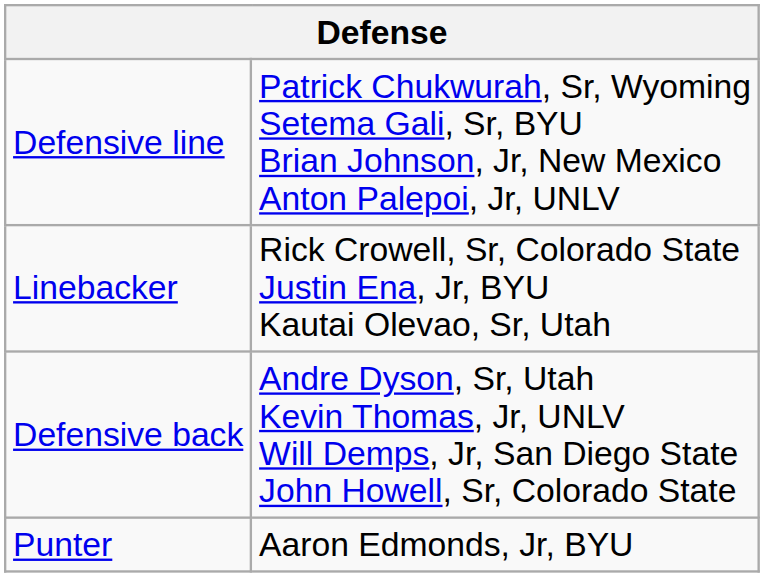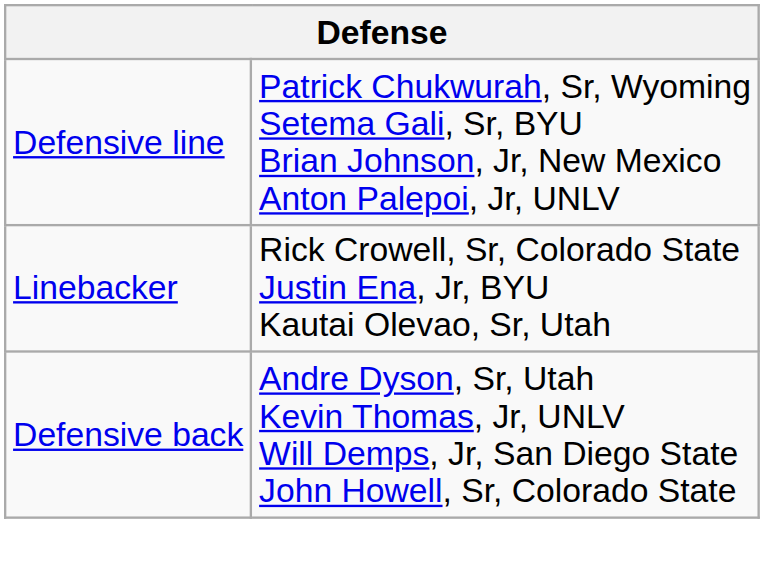- row: (63, 545)
